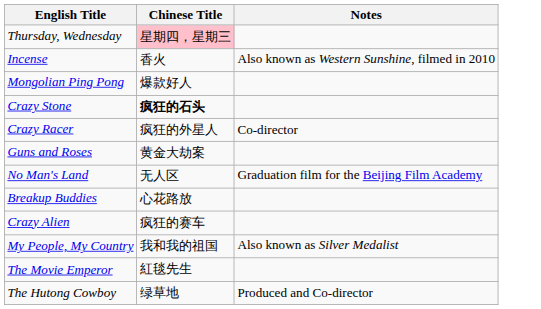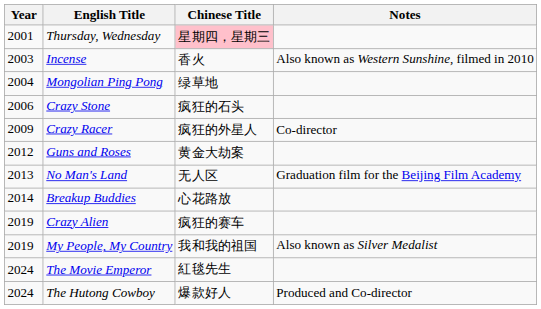+ column: (24, 14)
(166, 83) 爆款好人 -> (198, 83) 绿草地
(172, 106) bold -> (211, 106) normal
(159, 292) 绿草地 -> (205, 292) 爆款好人
